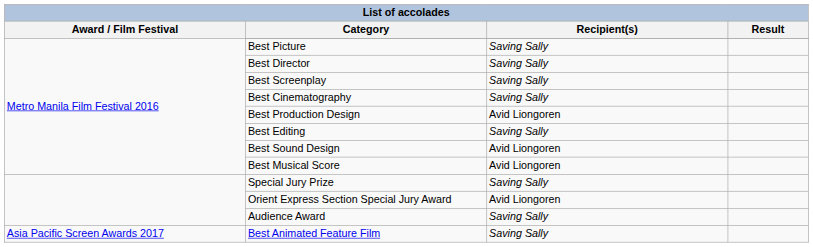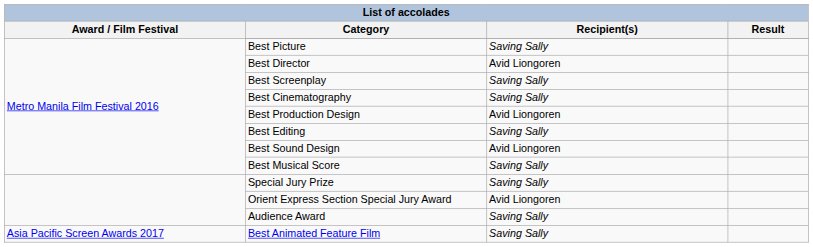(519, 64) Saving Sally -> (525, 64) Avid Liongoren
(525, 166) Avid Liongoren -> (519, 166) Saving Sally
